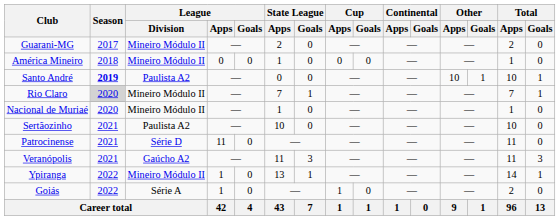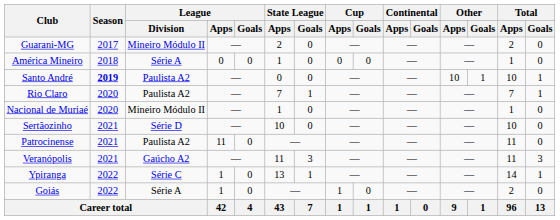(166, 61) Mineiro Módulo II -> (166, 61) Série A
(108, 93) lightgrey background -> (108, 93) no background
(166, 93) Mineiro Módulo II -> (166, 93) Paulista A2
(166, 126) Paulista A2 -> (166, 126) Série D
(166, 142) Série D -> (166, 142) Paulista A2
(166, 175) Mineiro Módulo II -> (166, 175) Série C
